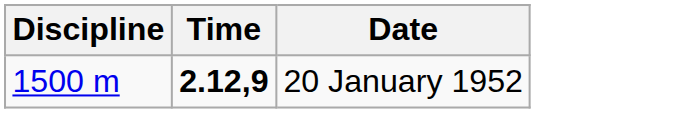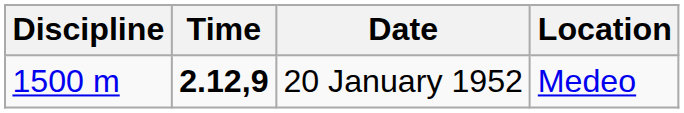+ column: (605, 30)
